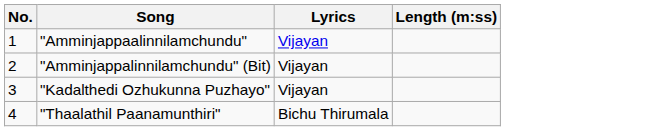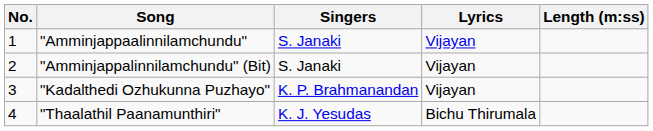+ column: (348, 17)
